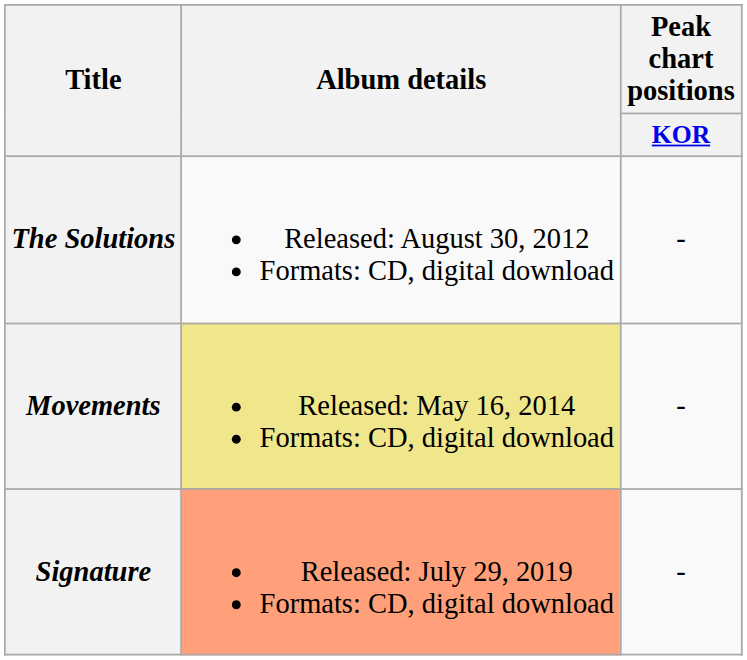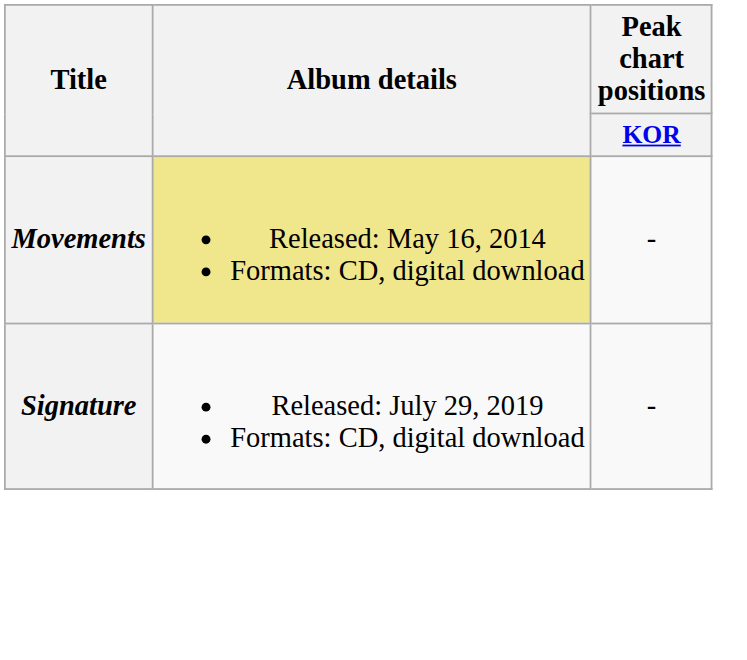- row: (93, 239)
(401, 588) lightsalmon background -> (372, 422) no background
